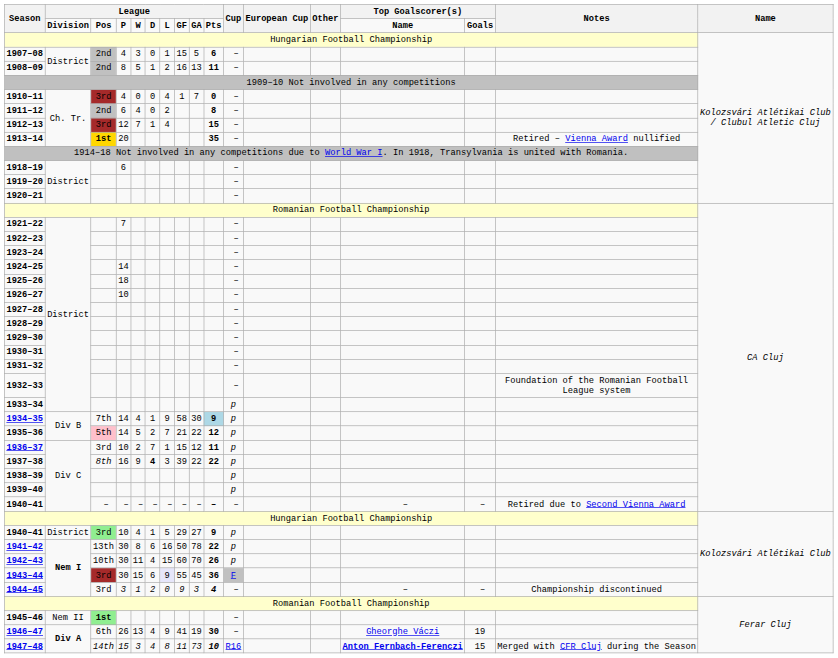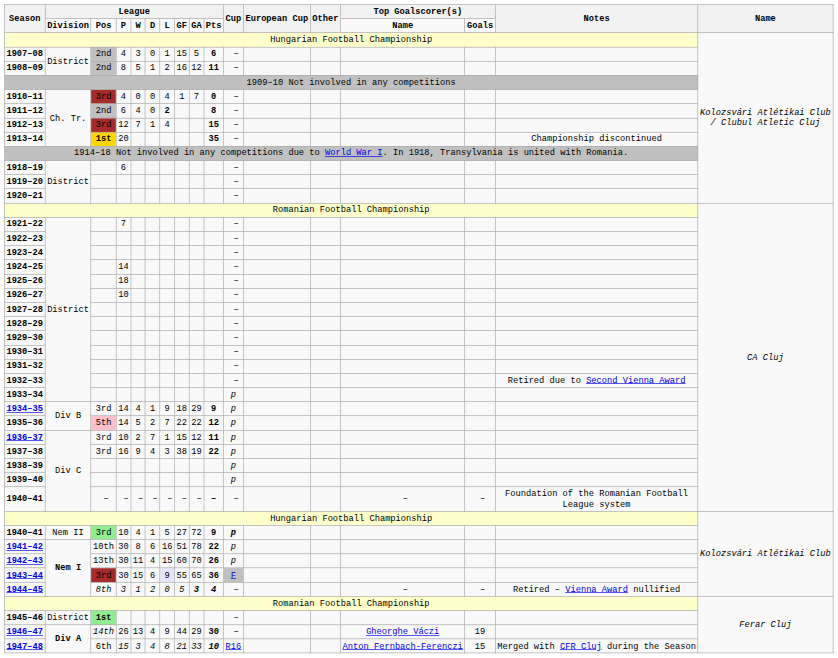(196, 68) 13 -> (196, 68) 12
(167, 111) normal -> (167, 111) bold
(597, 139) Retired – Vienna Award nullified -> (597, 139) Championship discontinued
(597, 386) Foundation of the Romanian Football League system -> (597, 381) Retired due to Second Vienna Award
(104, 419) 7th -> (104, 409) 3rd
(182, 419) 58 -> (182, 409) 18
(196, 419) 30 -> (196, 409) 29
(214, 419) lightblue background -> (214, 409) no background
(182, 433) 21 -> (182, 423) 22
(104, 462) 8th -> (104, 451) 3rd
(153, 462) bold -> (153, 451) normal
(182, 462) 39 -> (182, 451) 38
(196, 462) 22 -> (196, 451) 19
(597, 504) Retired due to Second Vienna Award -> (597, 499) Foundation of the Romanian Football League system
(68, 533) District -> (68, 533) Nem II
(182, 533) 29 -> (182, 533) 27
(196, 533) 27 -> (196, 533) 72
(233, 533) normal -> (233, 533) bold
(104, 547) 13th -> (104, 547) 10th
(182, 547) 50 -> (182, 547) 51
(104, 561) 10th -> (104, 561) 13th
(196, 575) 45 -> (196, 575) 65
(104, 589) 3rd -> (104, 589) 8th
(182, 589) 9 -> (182, 589) 5
(196, 589) normal -> (196, 589) bold
(597, 589) Championship discontinued -> (597, 589) Retired – Vienna Award nullified
(68, 618) Nem II -> (68, 618) District
(104, 632) 6th -> (104, 632) 14th
(182, 632) 41 -> (182, 632) 44
(196, 632) 19 -> (196, 632) 29
(104, 646) 14th -> (104, 646) 6th
(182, 646) 11 -> (182, 646) 21
(196, 646) 73 -> (196, 646) 33
(403, 646) bold -> (403, 646) normal
